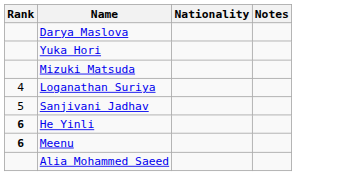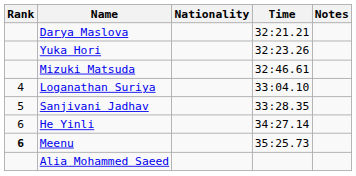+ column: (282, 14)
(21, 124) bold -> (21, 124) normal
